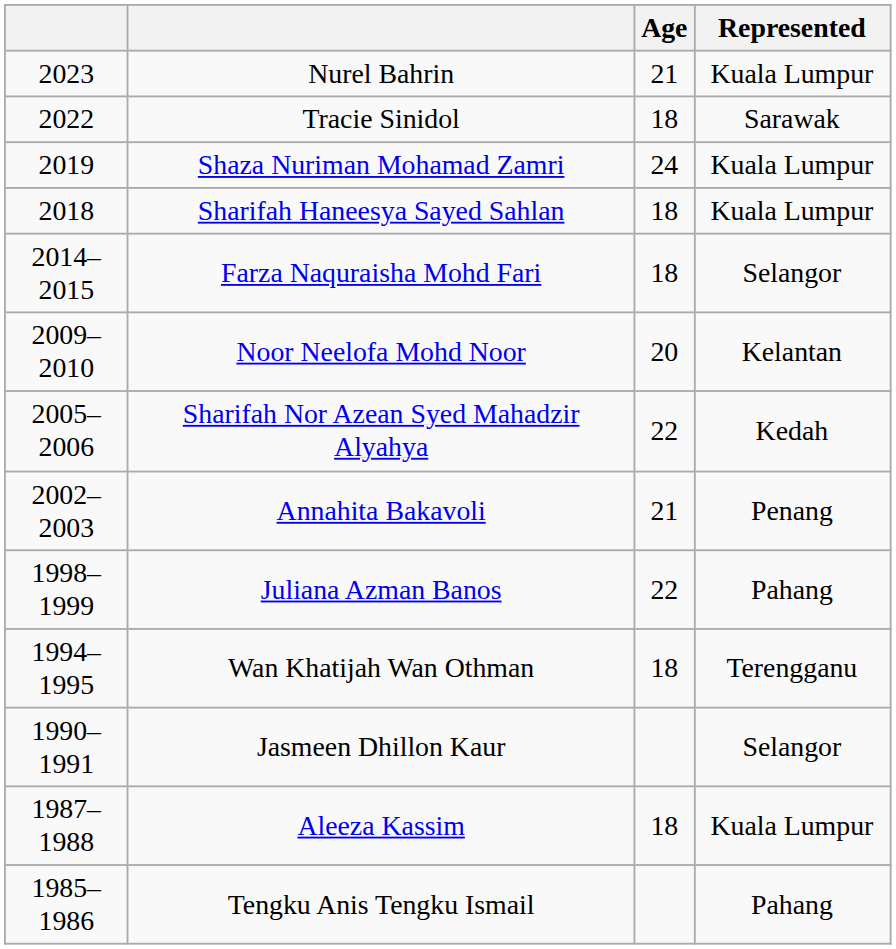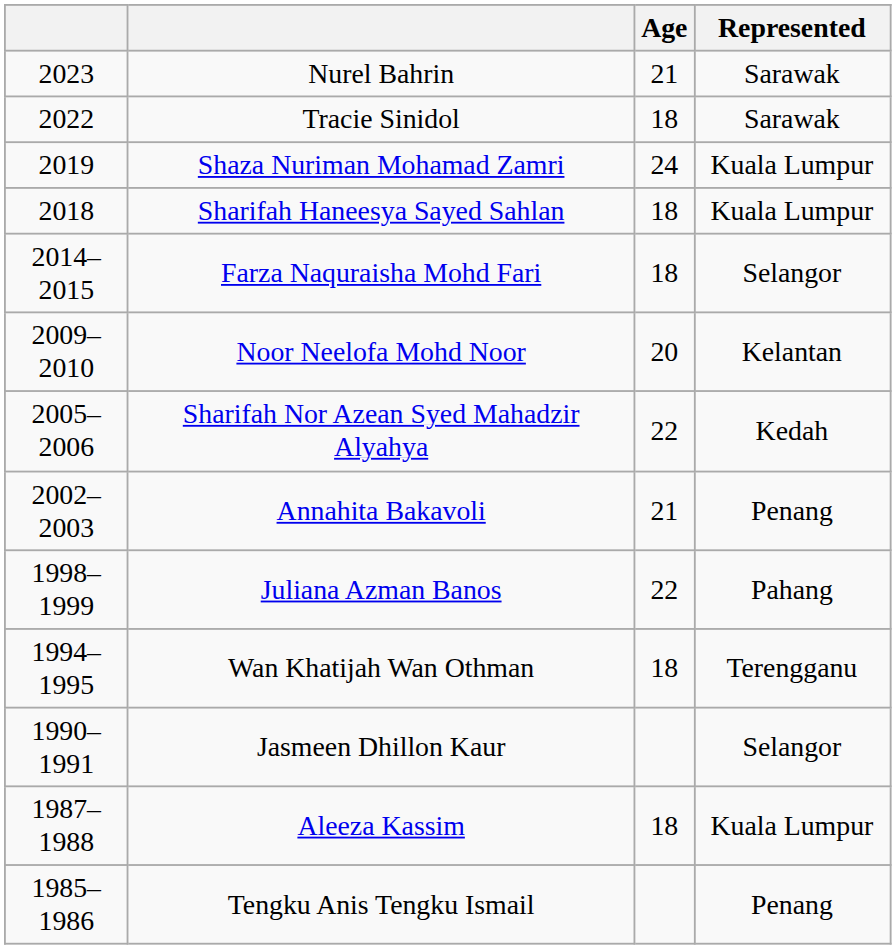(792, 73) Kuala Lumpur -> (792, 73) Sarawak
(792, 903) Pahang -> (792, 903) Penang
